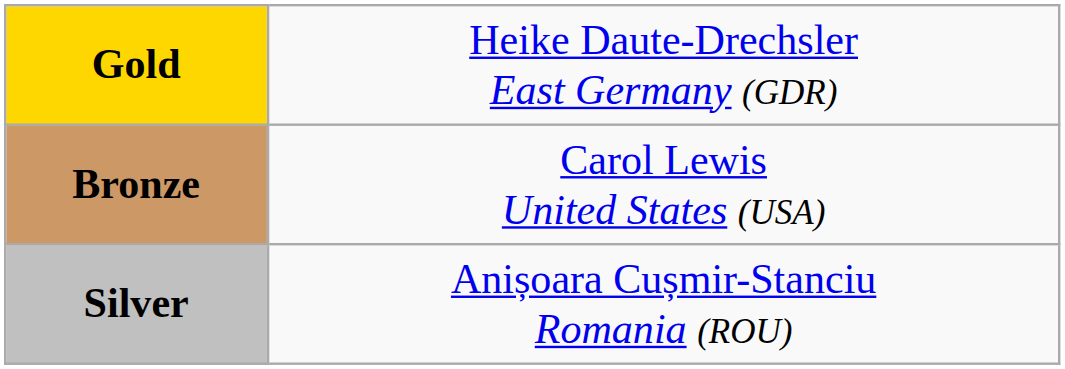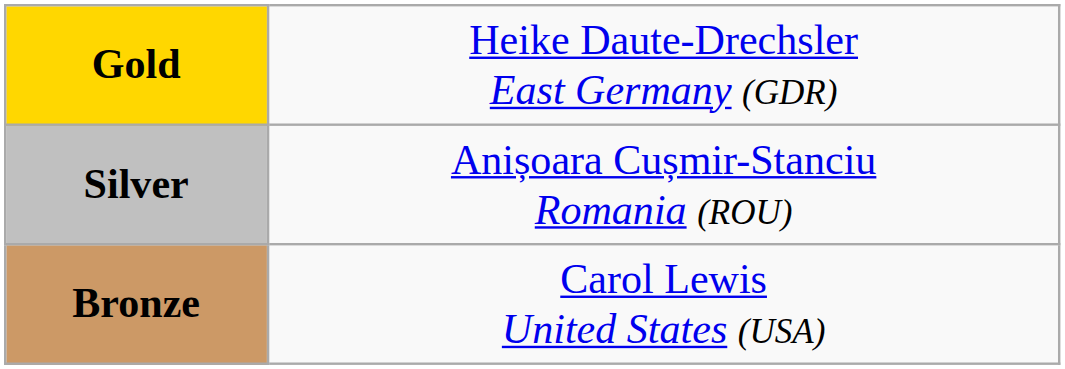rows swapped: (136, 303) <-> (136, 183)
